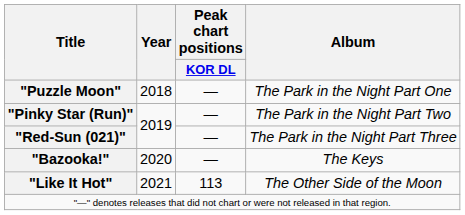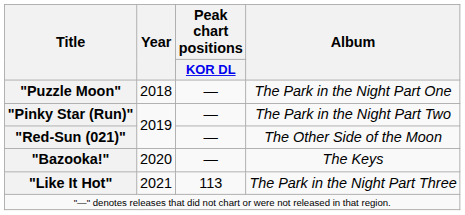(353, 137) The Park in the Night Part Three -> (353, 137) The Other Side of the Moon
(353, 182) The Other Side of the Moon -> (353, 182) The Park in the Night Part Three
